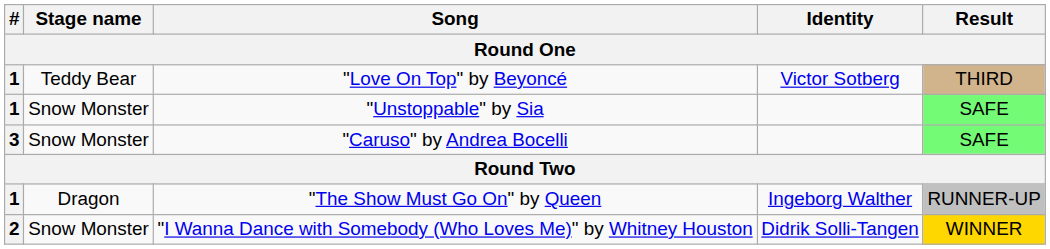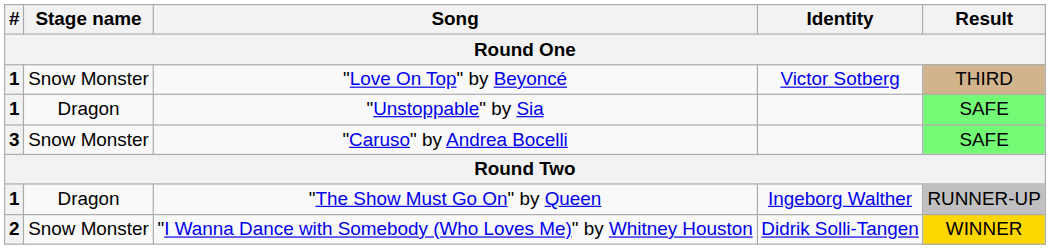(88, 79) Teddy Bear -> (88, 79) Snow Monster
(88, 109) Snow Monster -> (88, 109) Dragon
